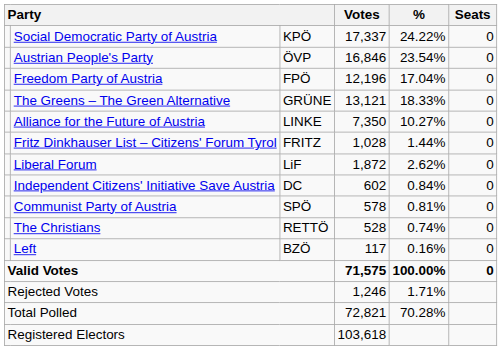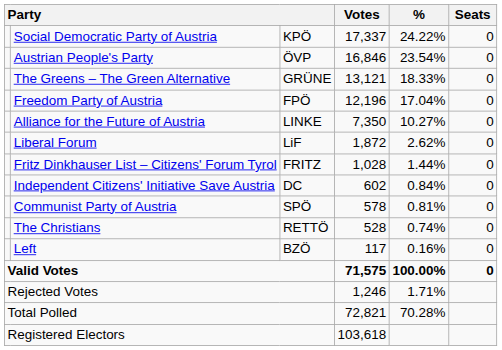rows swapped: (122, 100) <-> (88, 79)
rows swapped: (55, 164) <-> (145, 143)
